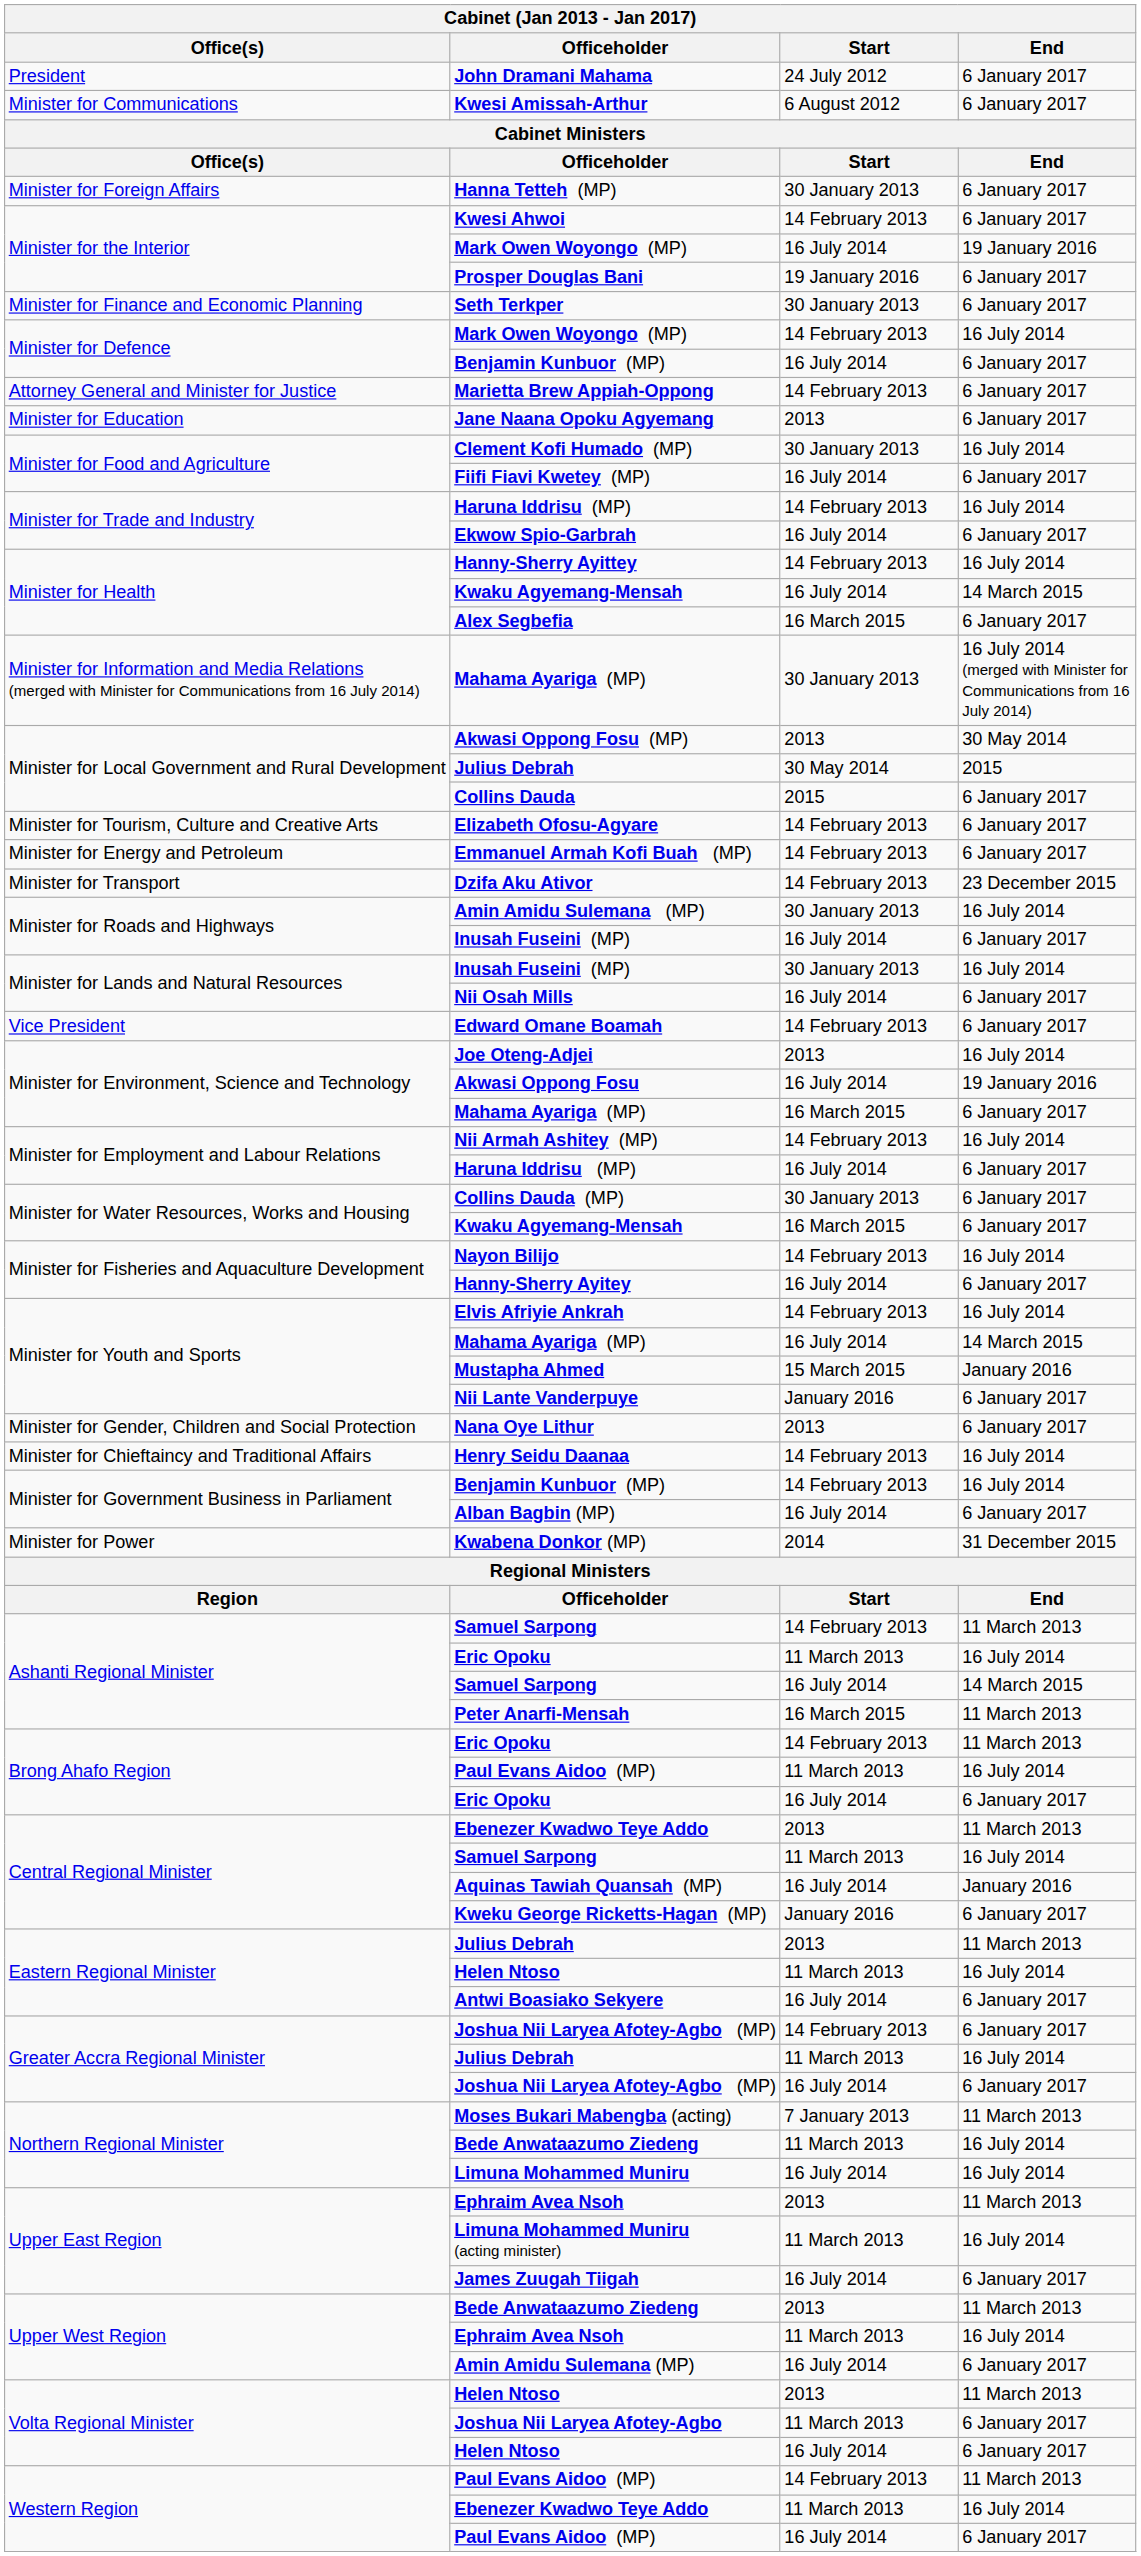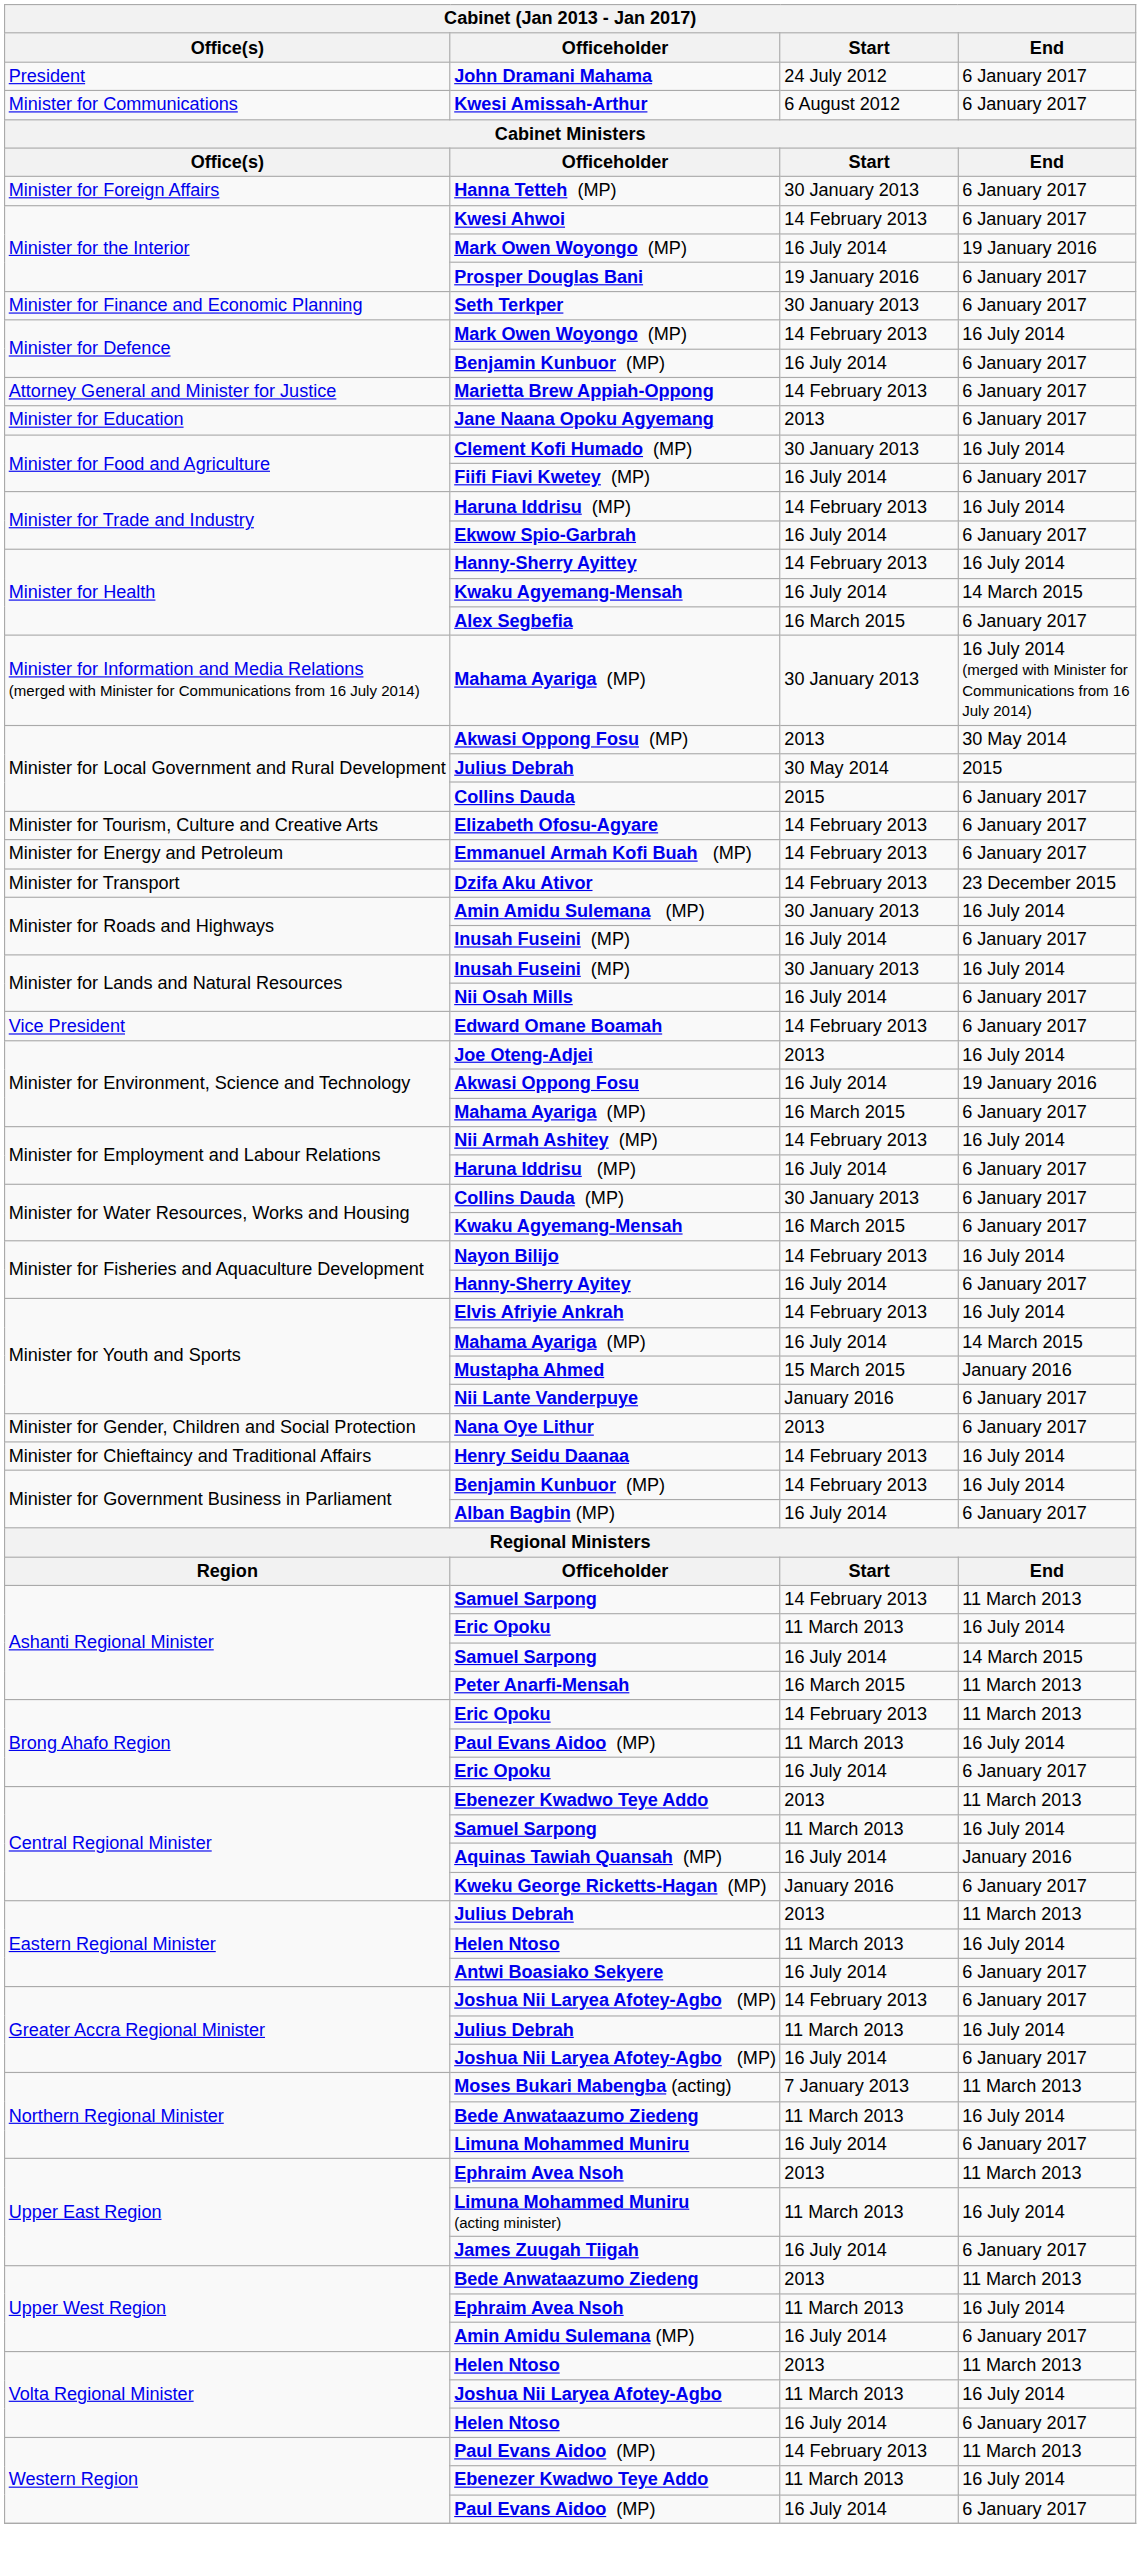- row: (550, 1542)
(1013, 2173) 16 July 2014 -> (1024, 2144) 6 January 2017
(1024, 2422) 6 January 2017 -> (1013, 2394) 16 July 2014
